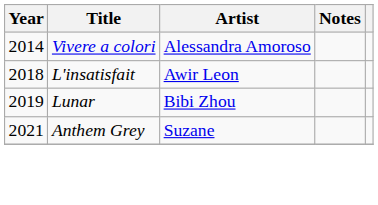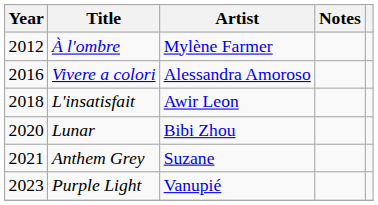+ row: (86, 46)
(26, 46) 2014 -> (26, 74) 2016
(26, 102) 2019 -> (26, 130) 2020
+ row: (97, 185)
